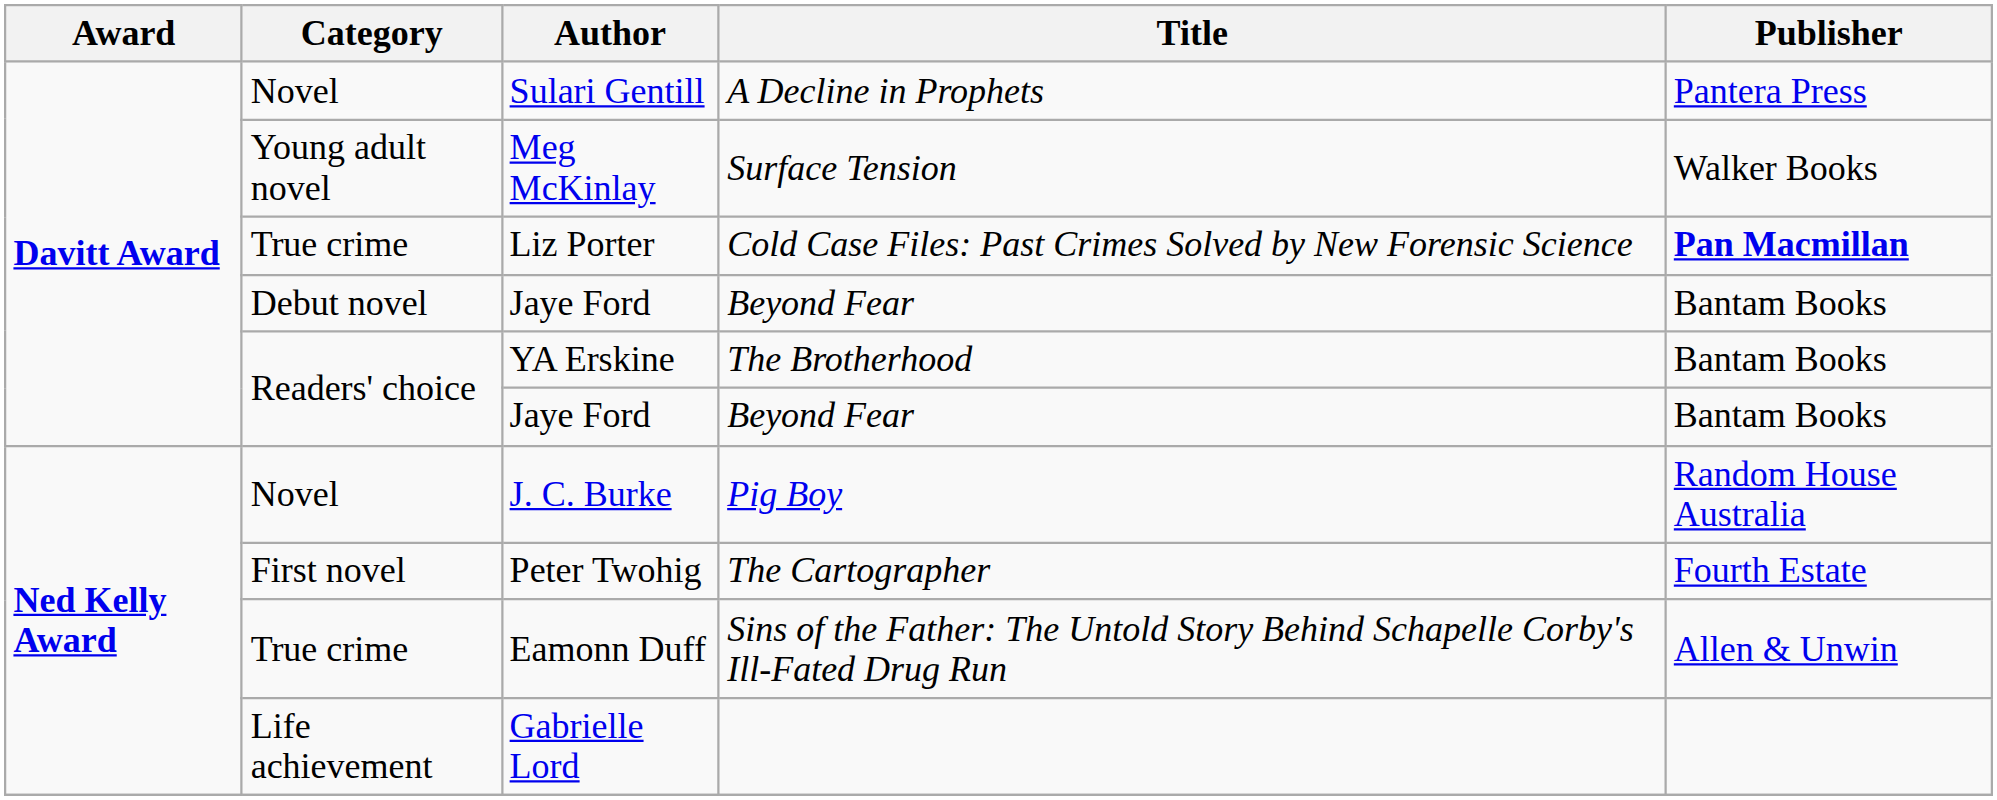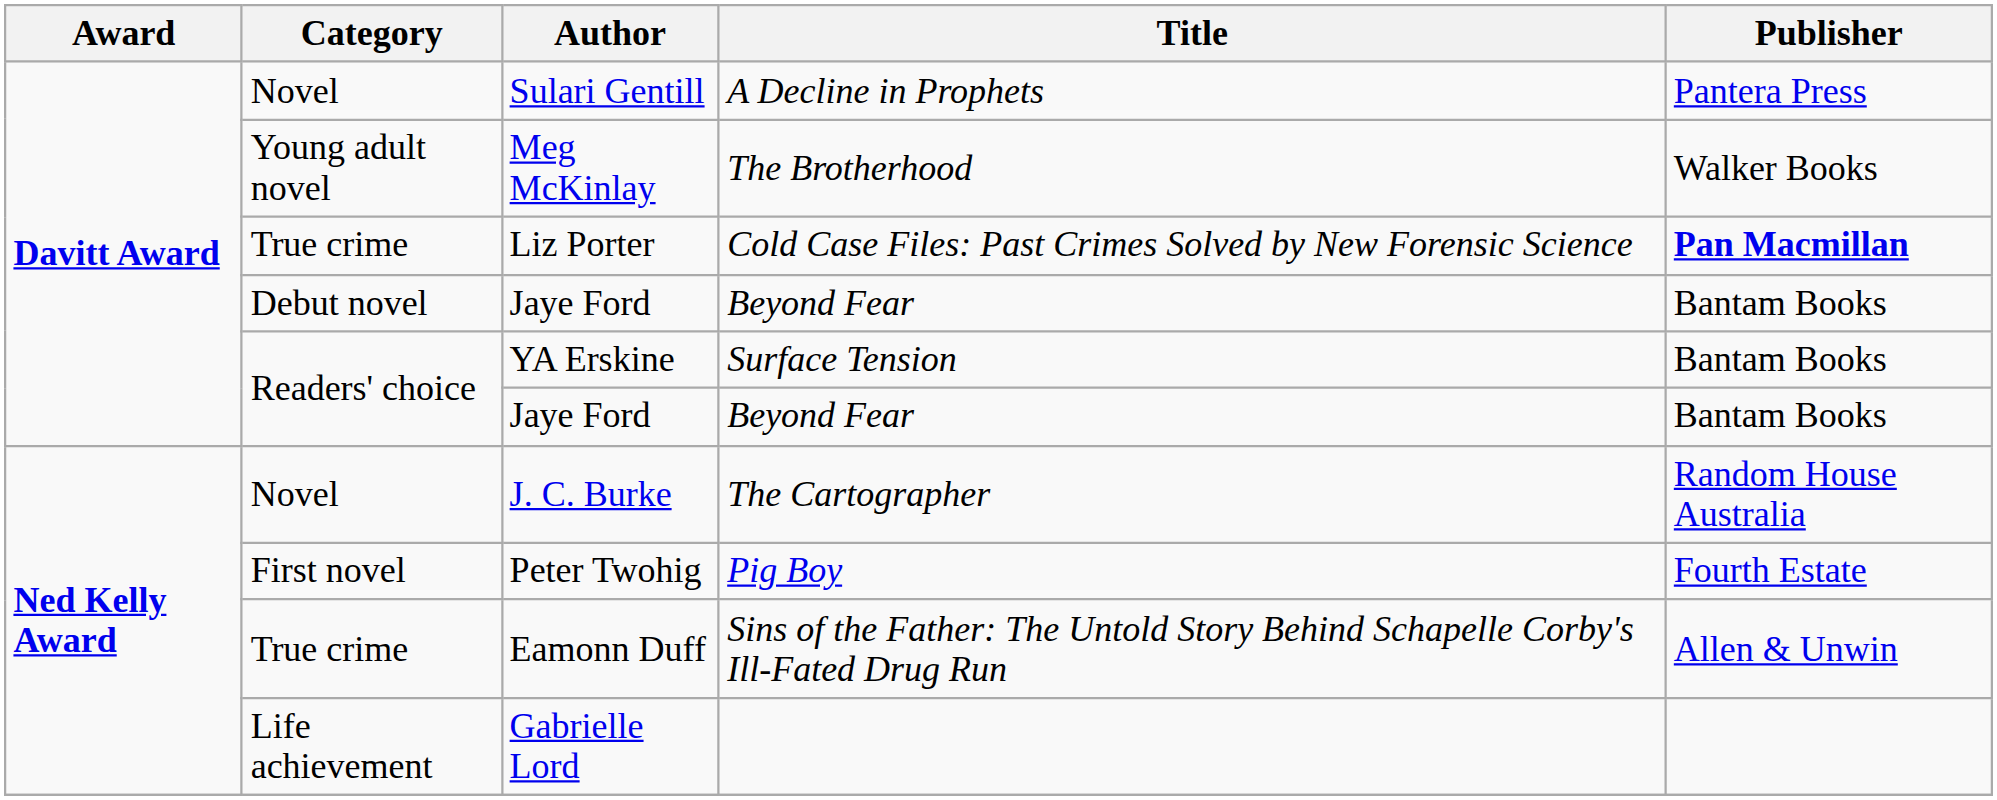(842, 167) Surface Tension -> (850, 167) The Brotherhood
(850, 359) The Brotherhood -> (842, 359) Surface Tension
(785, 493) Pig Boy -> (859, 493) The Cartographer
(859, 570) The Cartographer -> (785, 570) Pig Boy
